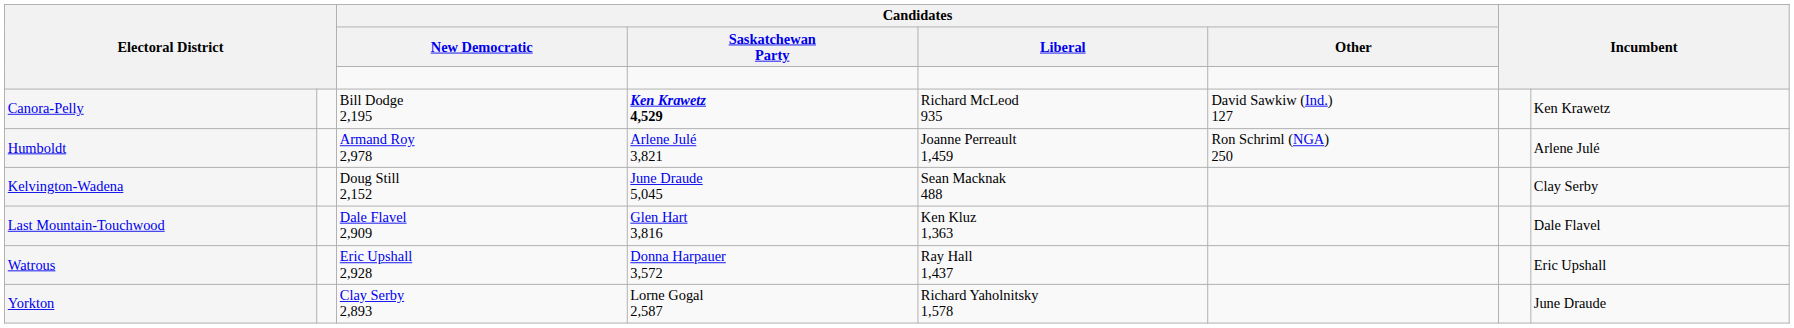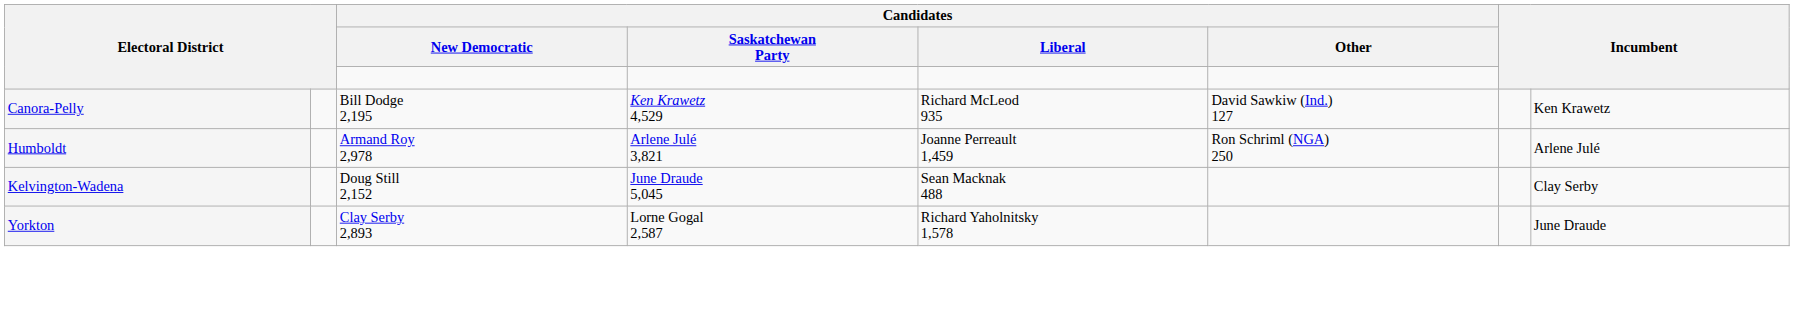(668, 108) bold -> (668, 108) normal
- row: (86, 225)
- row: (32, 264)
